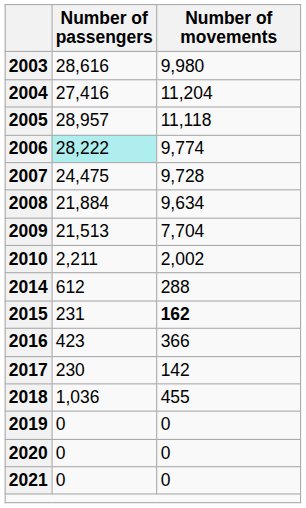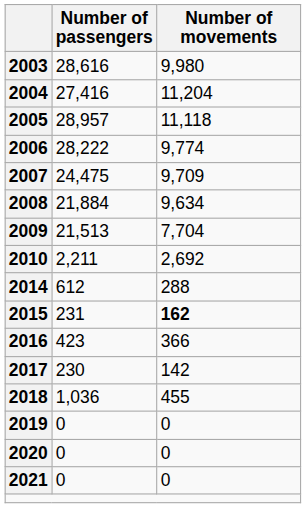(82, 148) paleturquoise background -> (82, 148) no background
(182, 176) 9,728 -> (182, 176) 9,709
(182, 259) 2,002 -> (182, 259) 2,692
